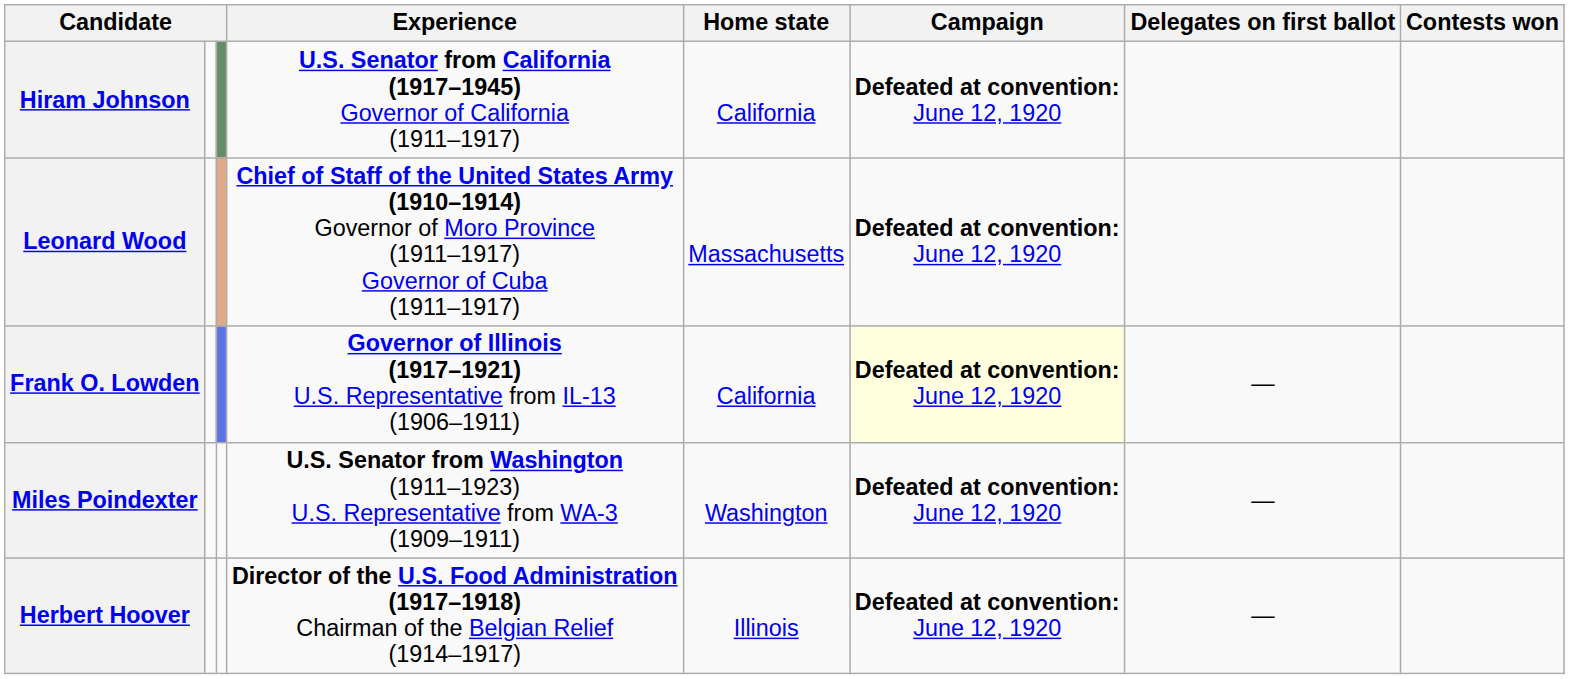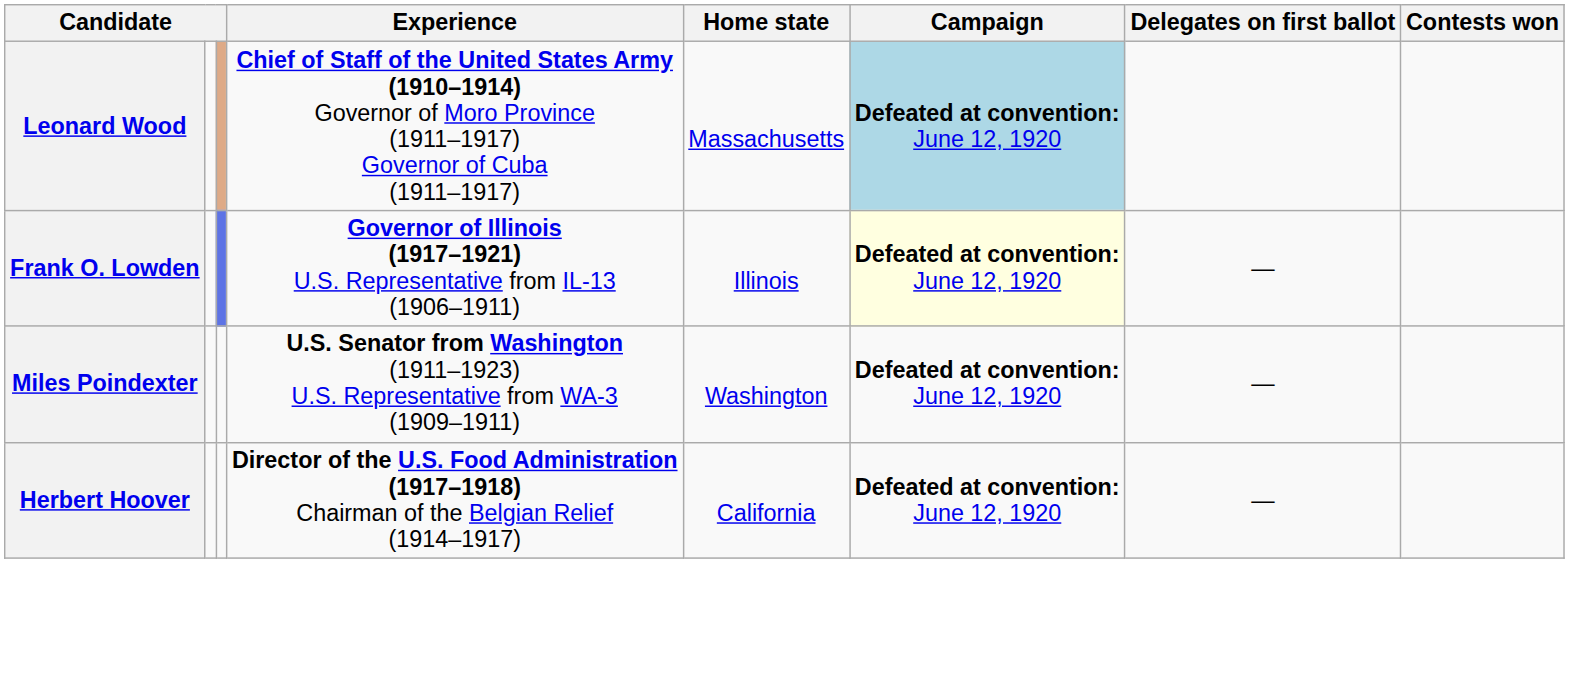- row: (105, 99)
(987, 241) no background -> (987, 125) lightblue background
(766, 396) California -> (766, 281) Illinois
(766, 628) Illinois -> (766, 512) California
